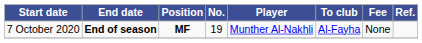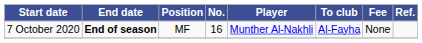(182, 29) bold -> (182, 29) normal
(216, 29) 19 -> (216, 29) 16
